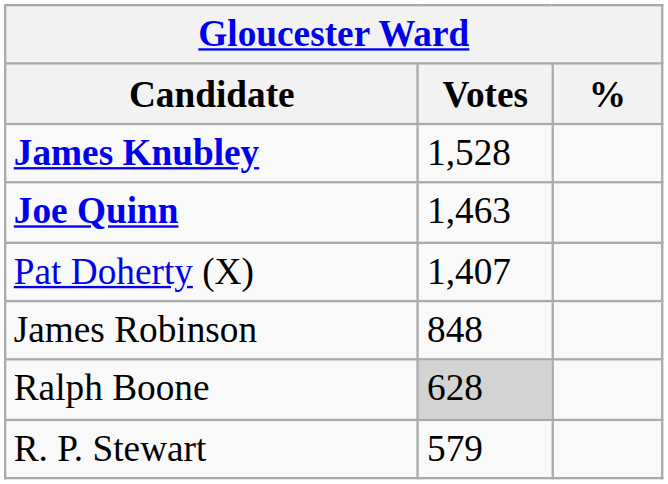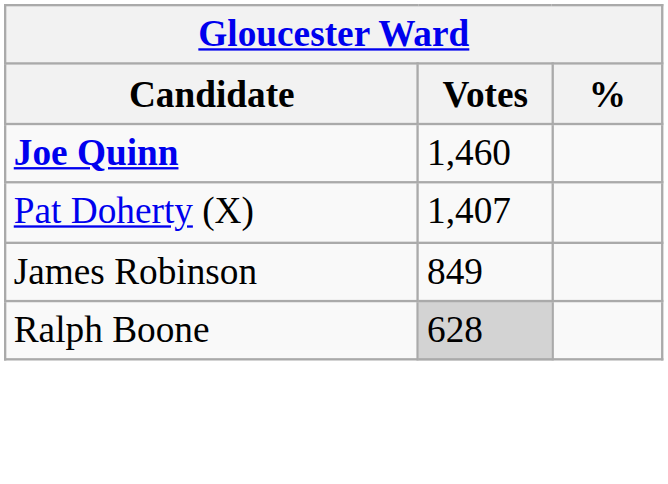- row: (136, 152)
(469, 211) 1,463 -> (469, 152) 1,460
(455, 329) 848 -> (455, 270) 849
- row: (110, 447)
